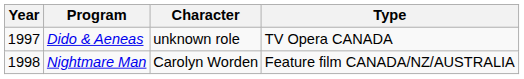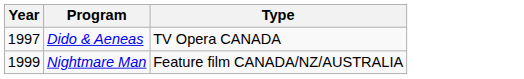- column: (206, 16)
(24, 62) 1998 -> (24, 62) 1999
